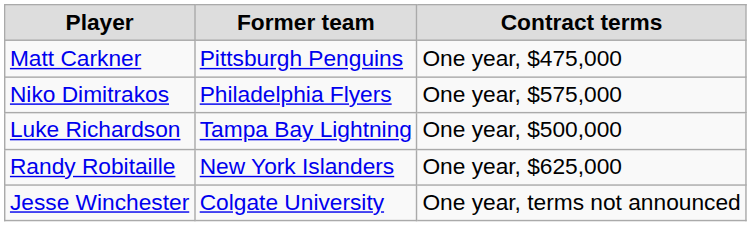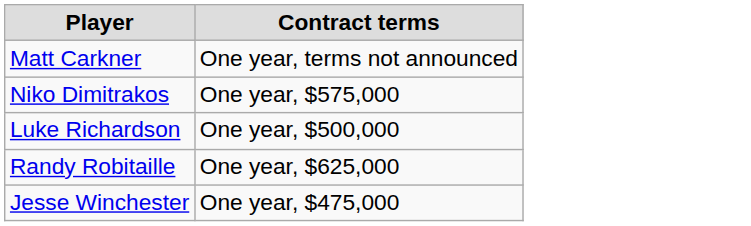- column: (306, 22)
(522, 58) One year, $475,000 -> (359, 58) One year, terms not announced
(582, 202) One year, terms not announced -> (300, 202) One year, $475,000
